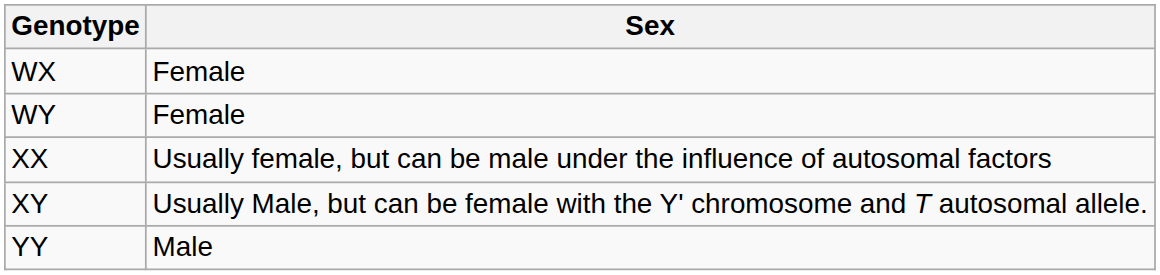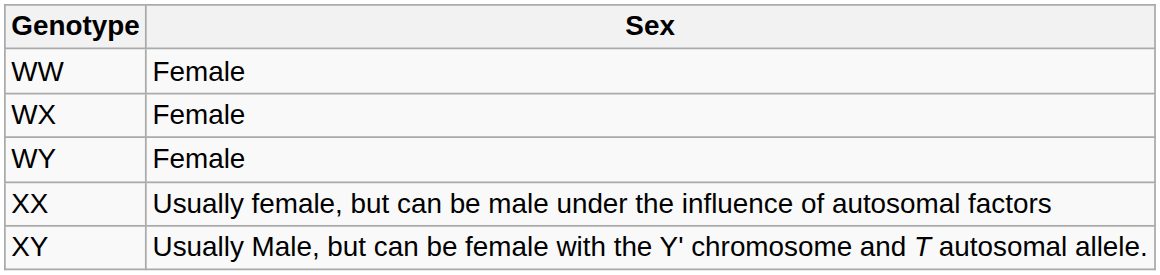+ row: (38, 70)
- row: (30, 247)
